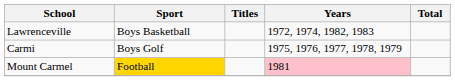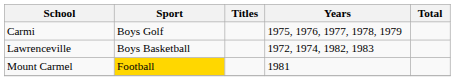rows swapped: (21, 48) <-> (39, 31)
(279, 66) pink background -> (279, 66) no background
